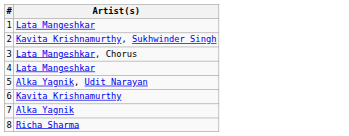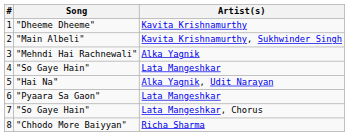+ column: (77, 12)
(56, 26) Lata Mangeshkar -> (194, 26) Kavita Krishnamurthy
(77, 54) Lata Mangeshkar, Chorus -> (171, 54) Alka Yagnik
(69, 97) Kavita Krishnamurthy -> (181, 97) Lata Mangeshkar
(45, 111) Alka Yagnik -> (202, 111) Lata Mangeshkar, Chorus
